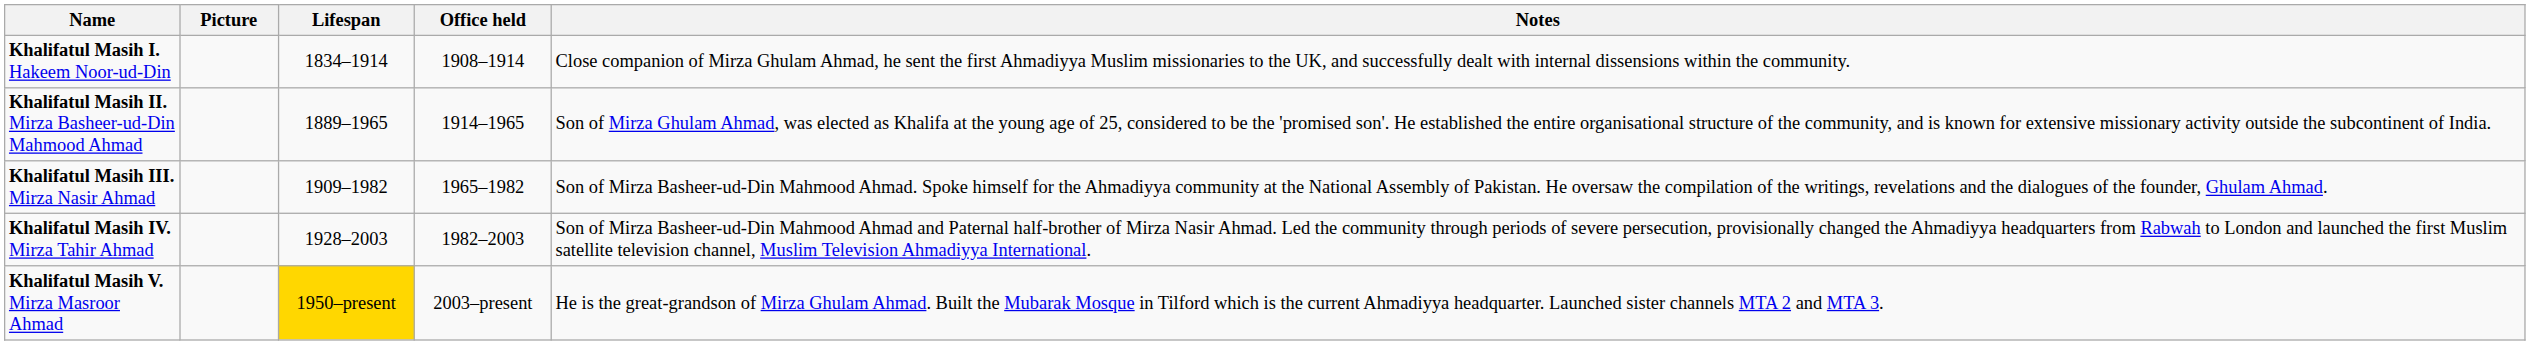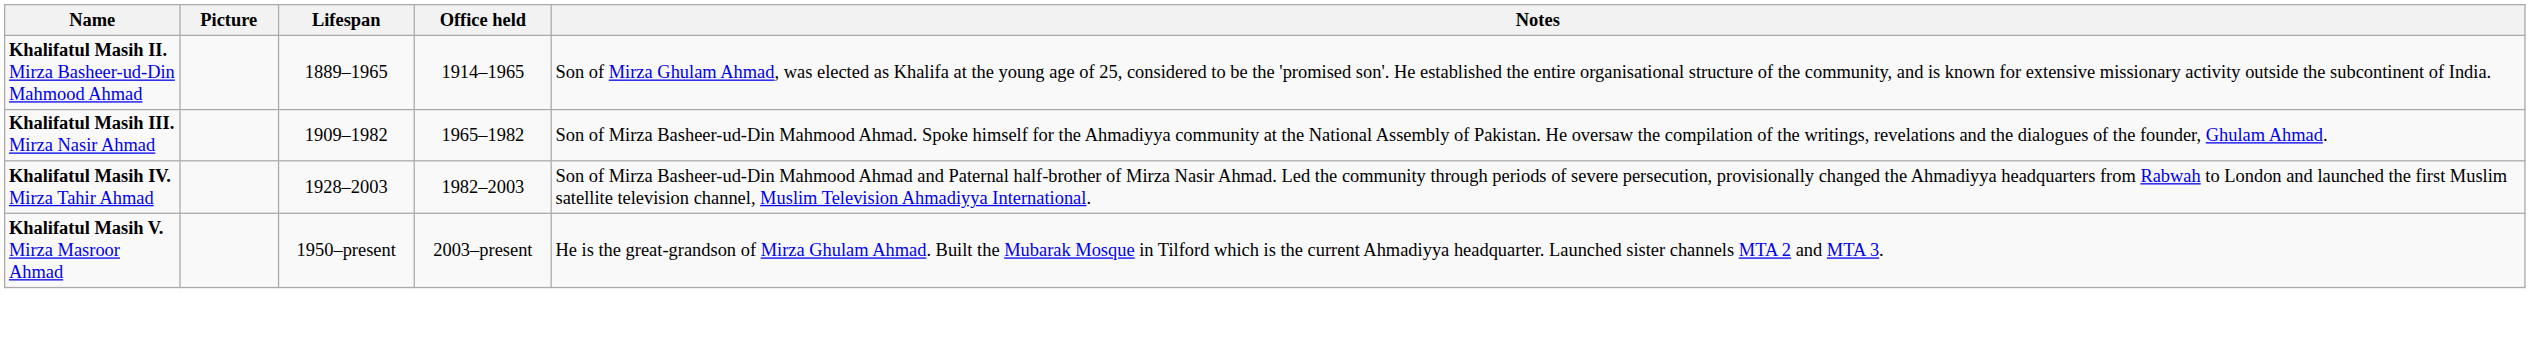- row: (90, 61)
(346, 302) gold background -> (346, 250) no background
